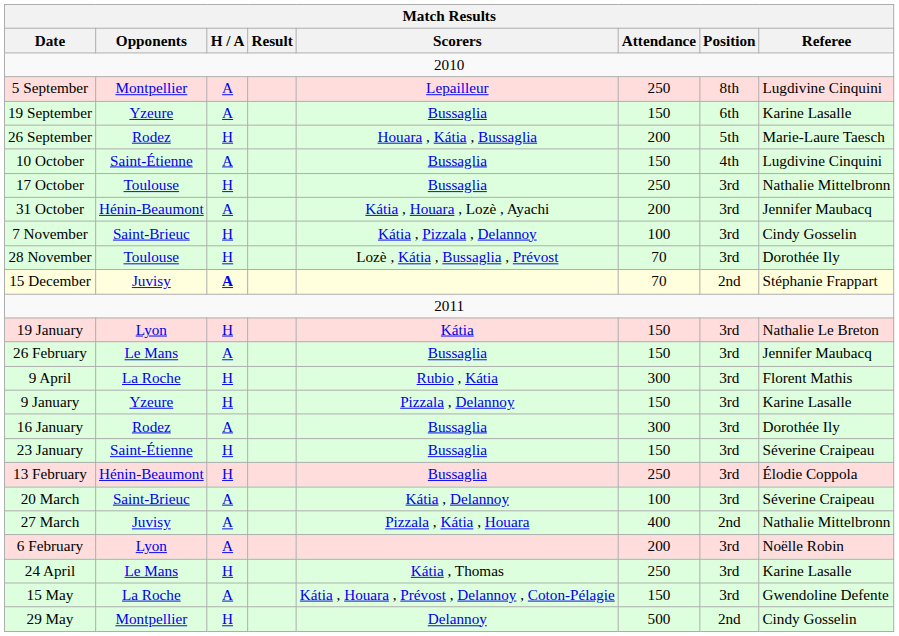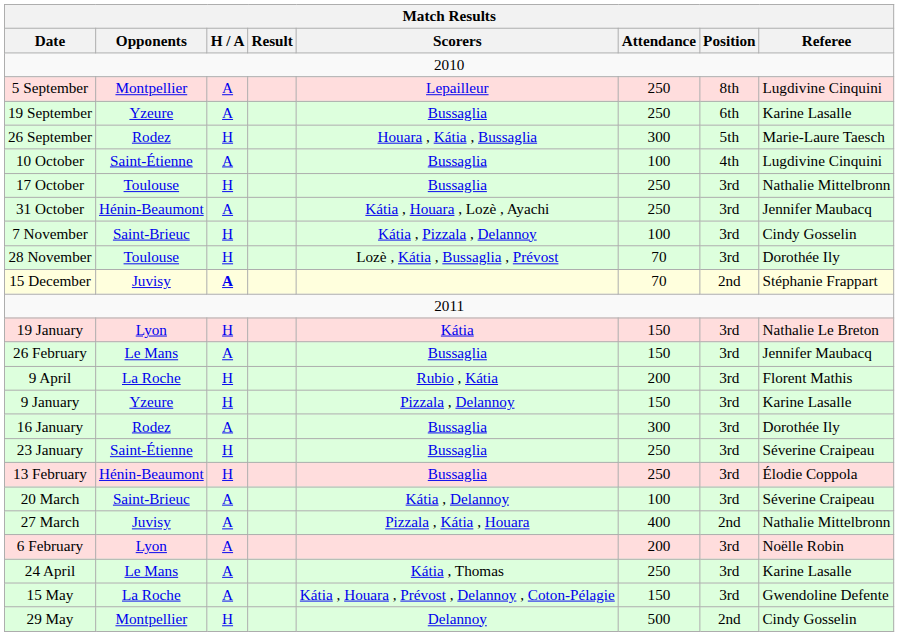(659, 112) 150 -> (659, 112) 250
(659, 137) 200 -> (659, 137) 300
(659, 161) 150 -> (659, 161) 100
(659, 209) 200 -> (659, 209) 250
(659, 378) 300 -> (659, 378) 200
(659, 450) 150 -> (659, 450) 250
(228, 570) H -> (228, 570) A
